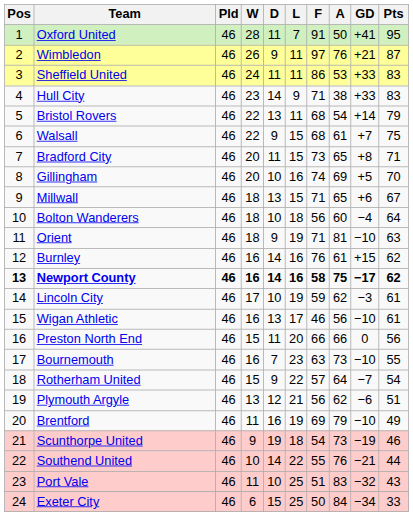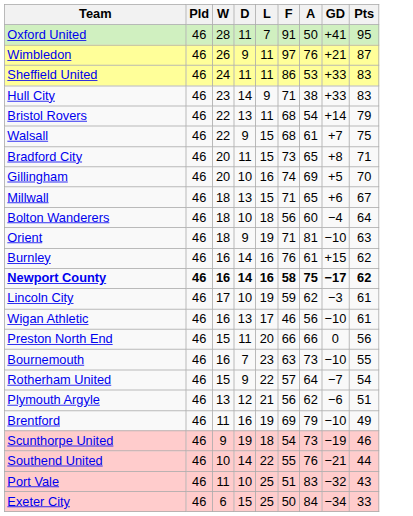- column: (19, 14)
